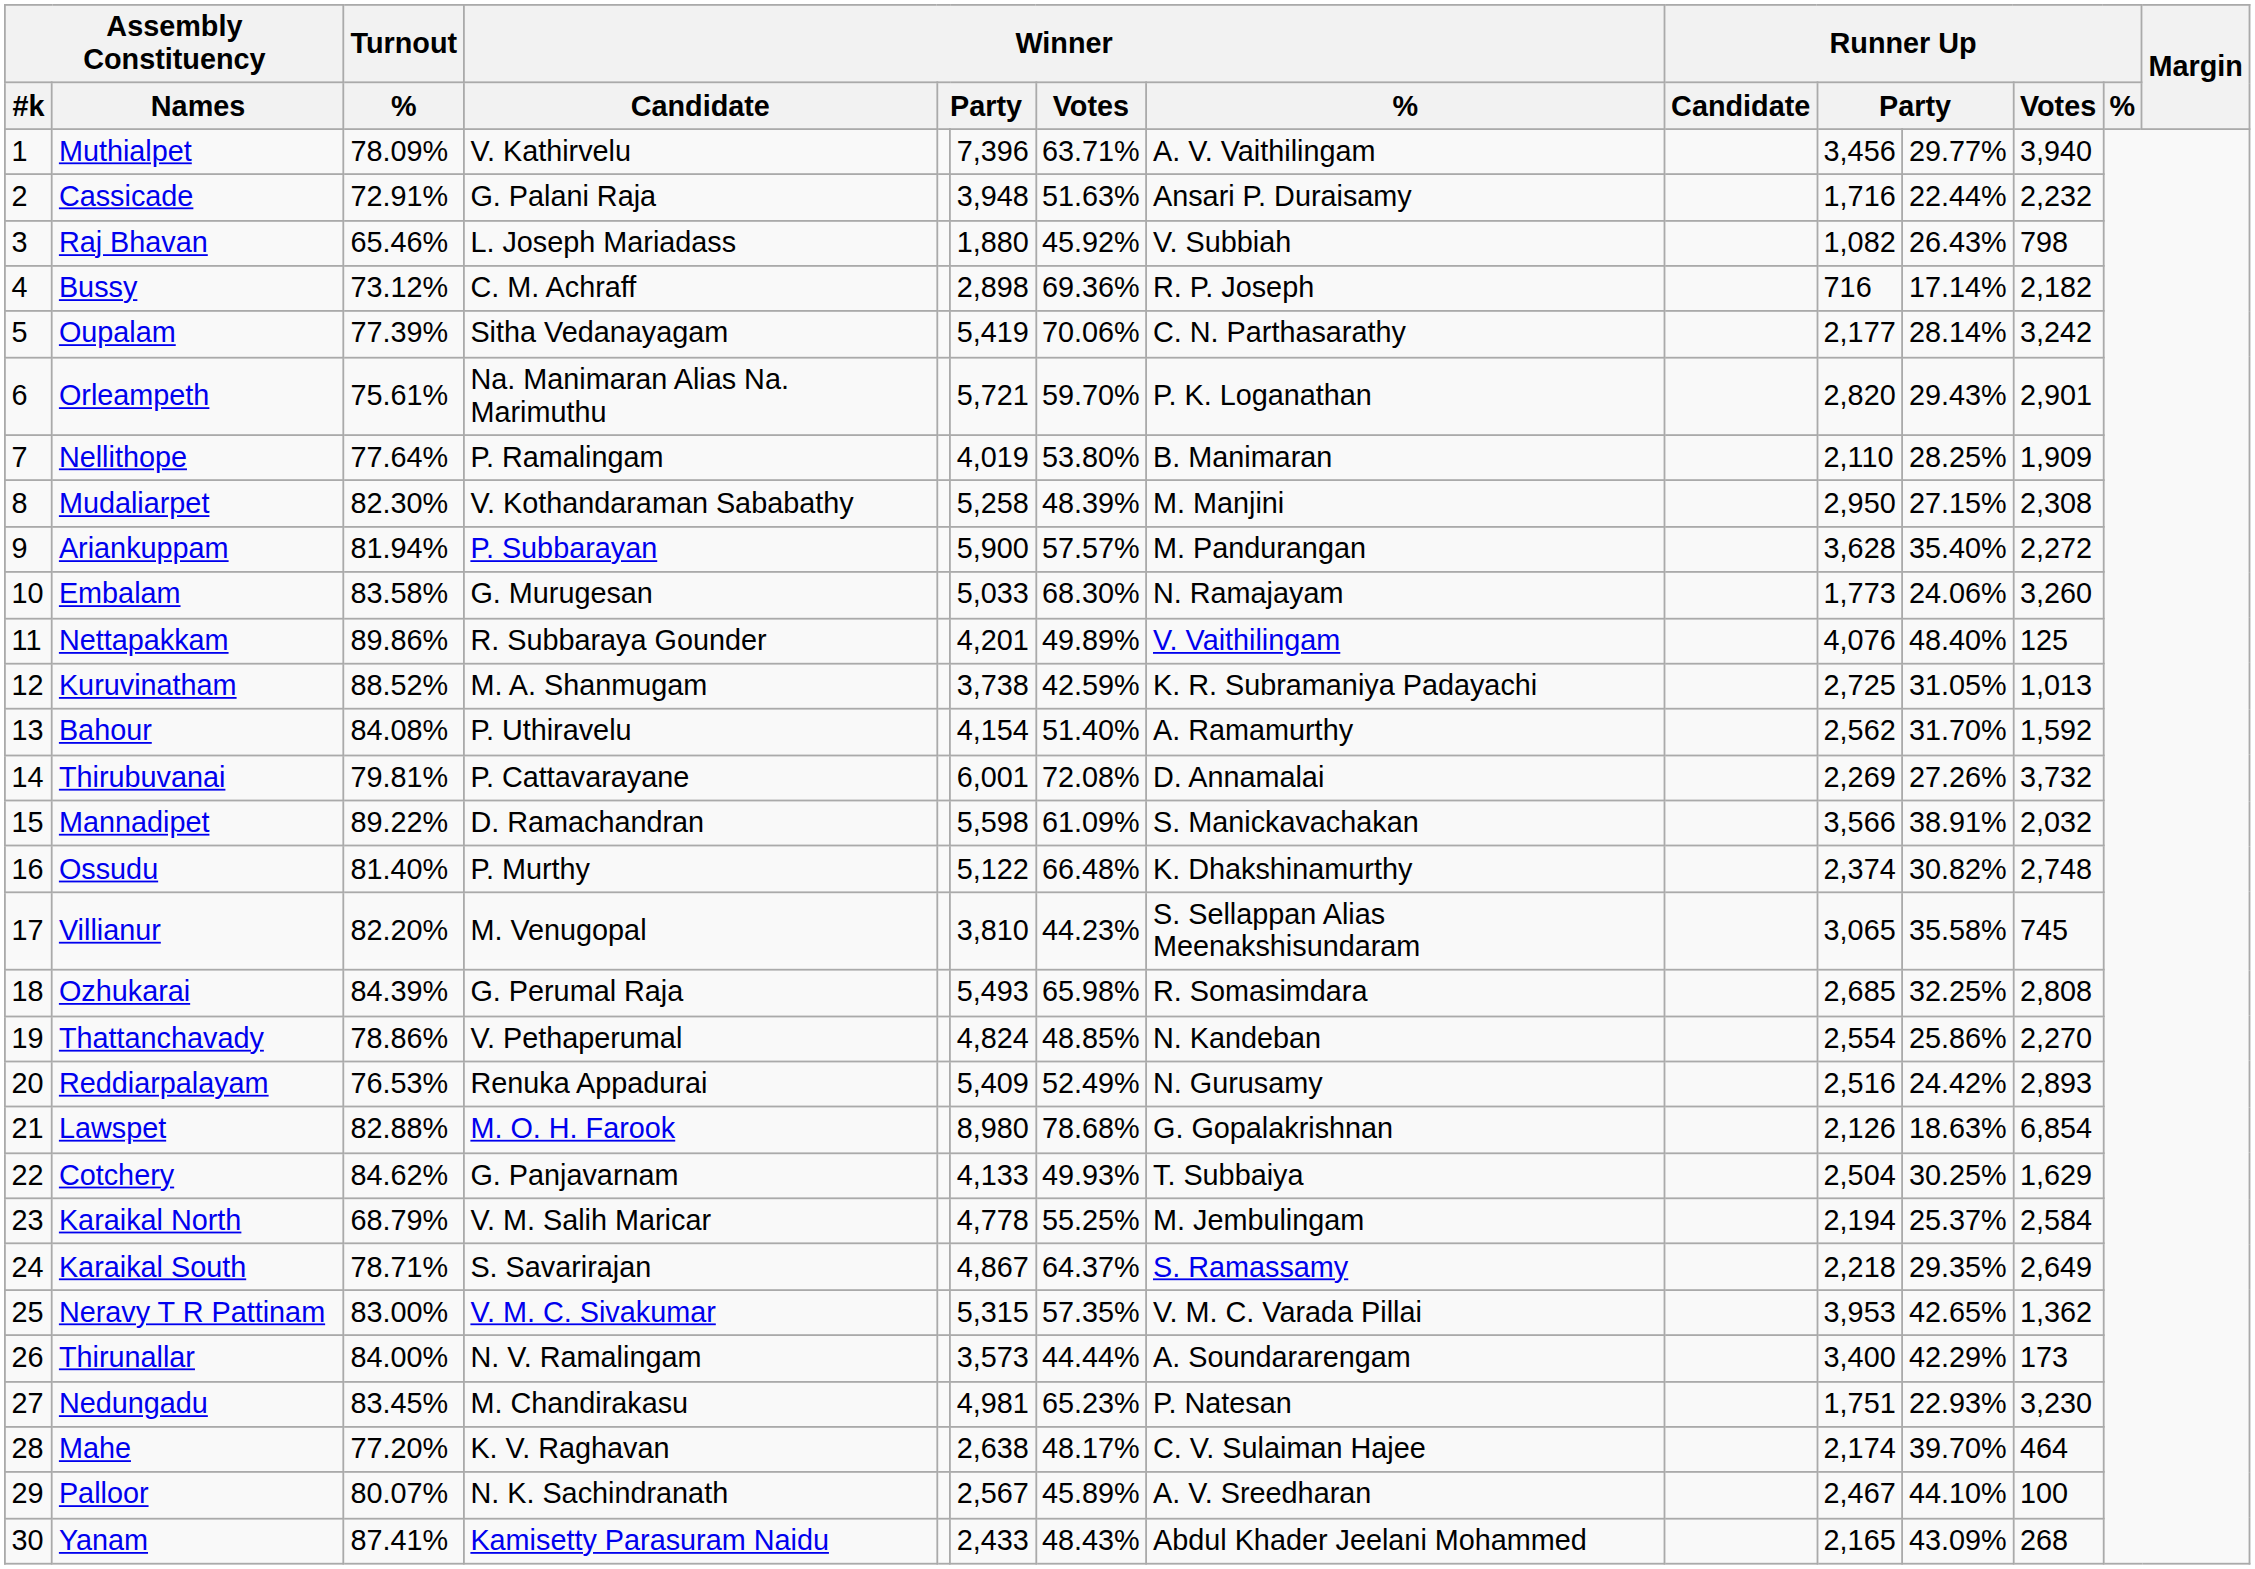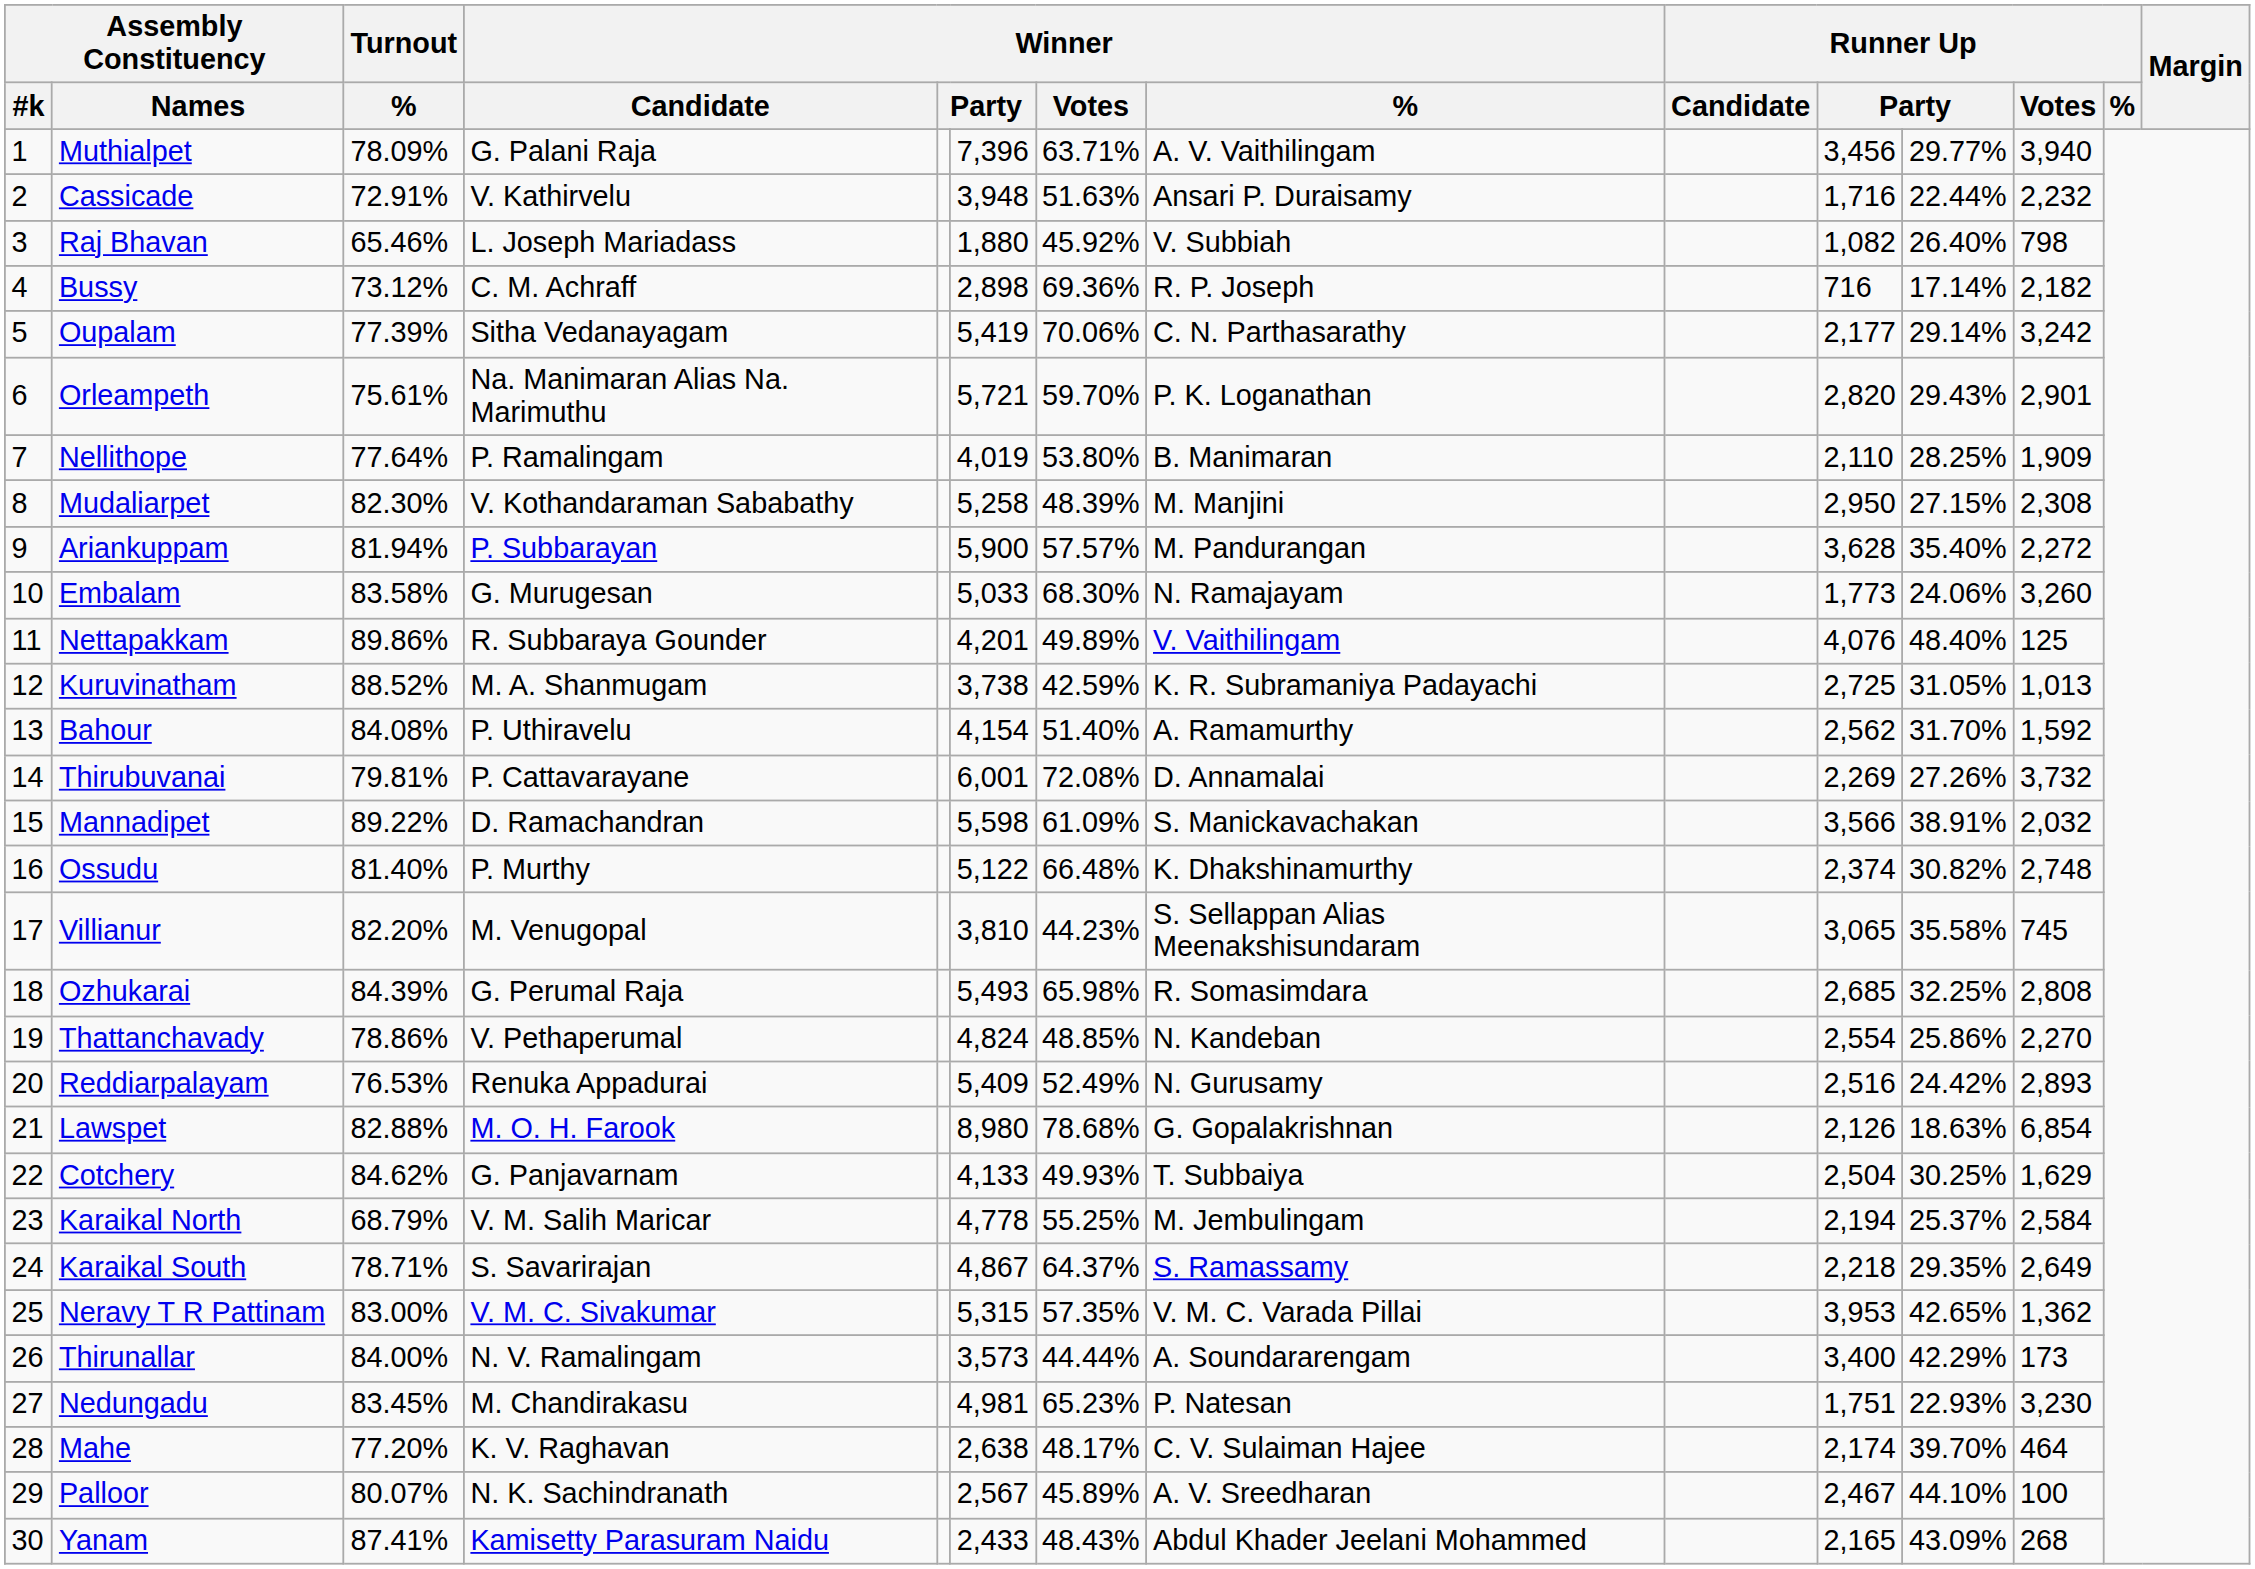(551, 151) V. Kathirvelu -> (563, 151) G. Palani Raja
(563, 196) G. Palani Raja -> (551, 196) V. Kathirvelu
(1958, 242) 26.43% -> (1958, 242) 26.40%
(1958, 333) 28.14% -> (1958, 333) 29.14%
